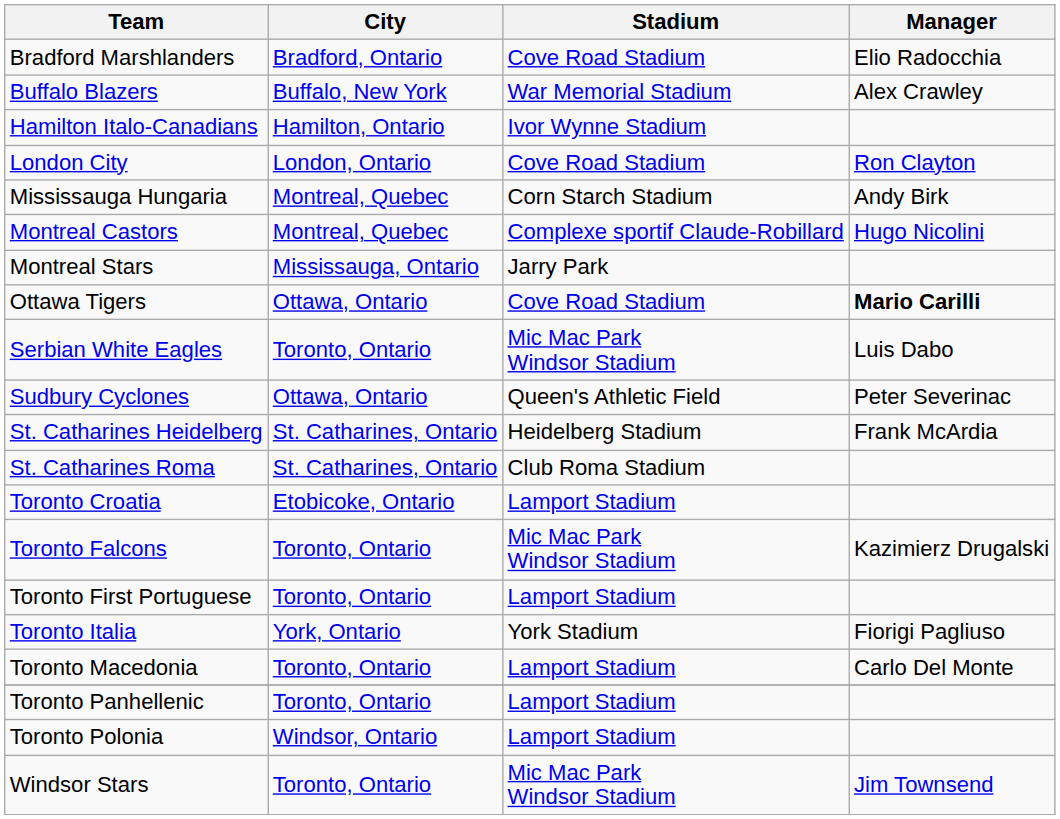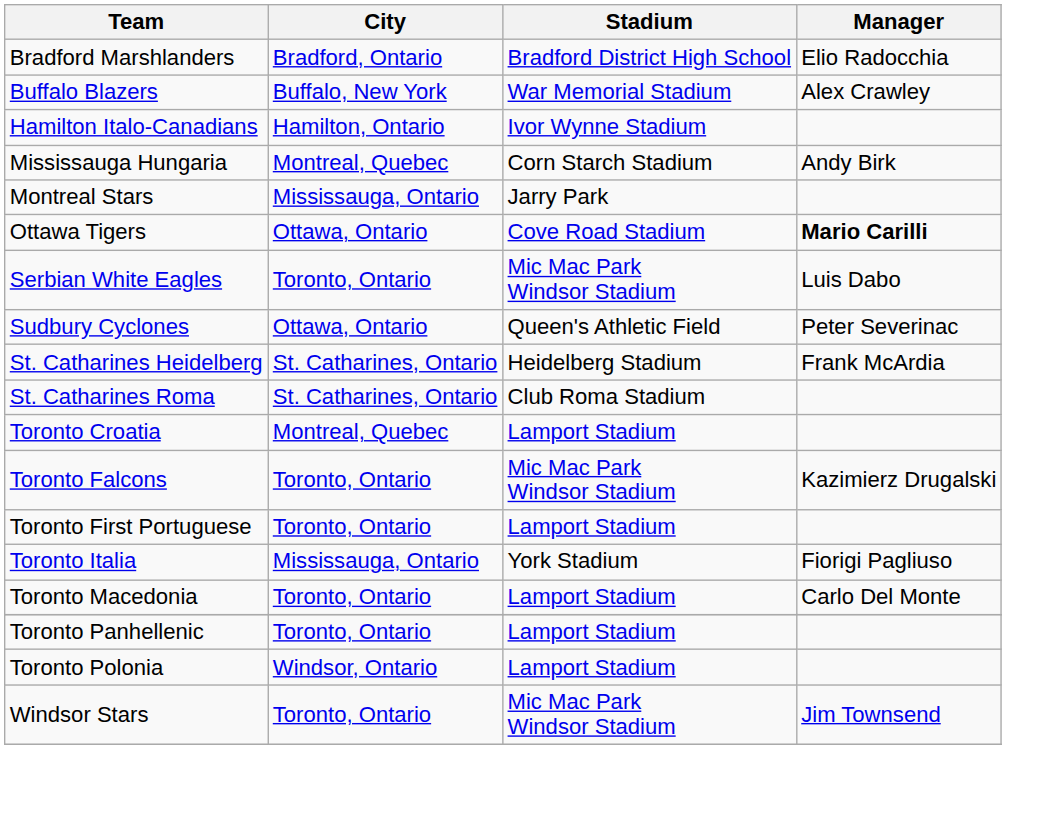(606, 57) Cove Road Stadium -> (649, 57) Bradford District High School
- row: (69, 162)
- row: (94, 232)
(364, 502) Etobicoke, Ontario -> (361, 432) Montreal, Quebec
(337, 631) York, Ontario -> (376, 561) Mississauga, Ontario
